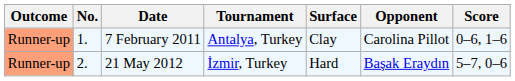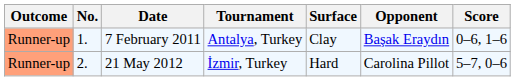(406, 39) Carolina Pillot -> (406, 39) Başak Eraydın
(406, 63) Başak Eraydın -> (406, 63) Carolina Pillot
